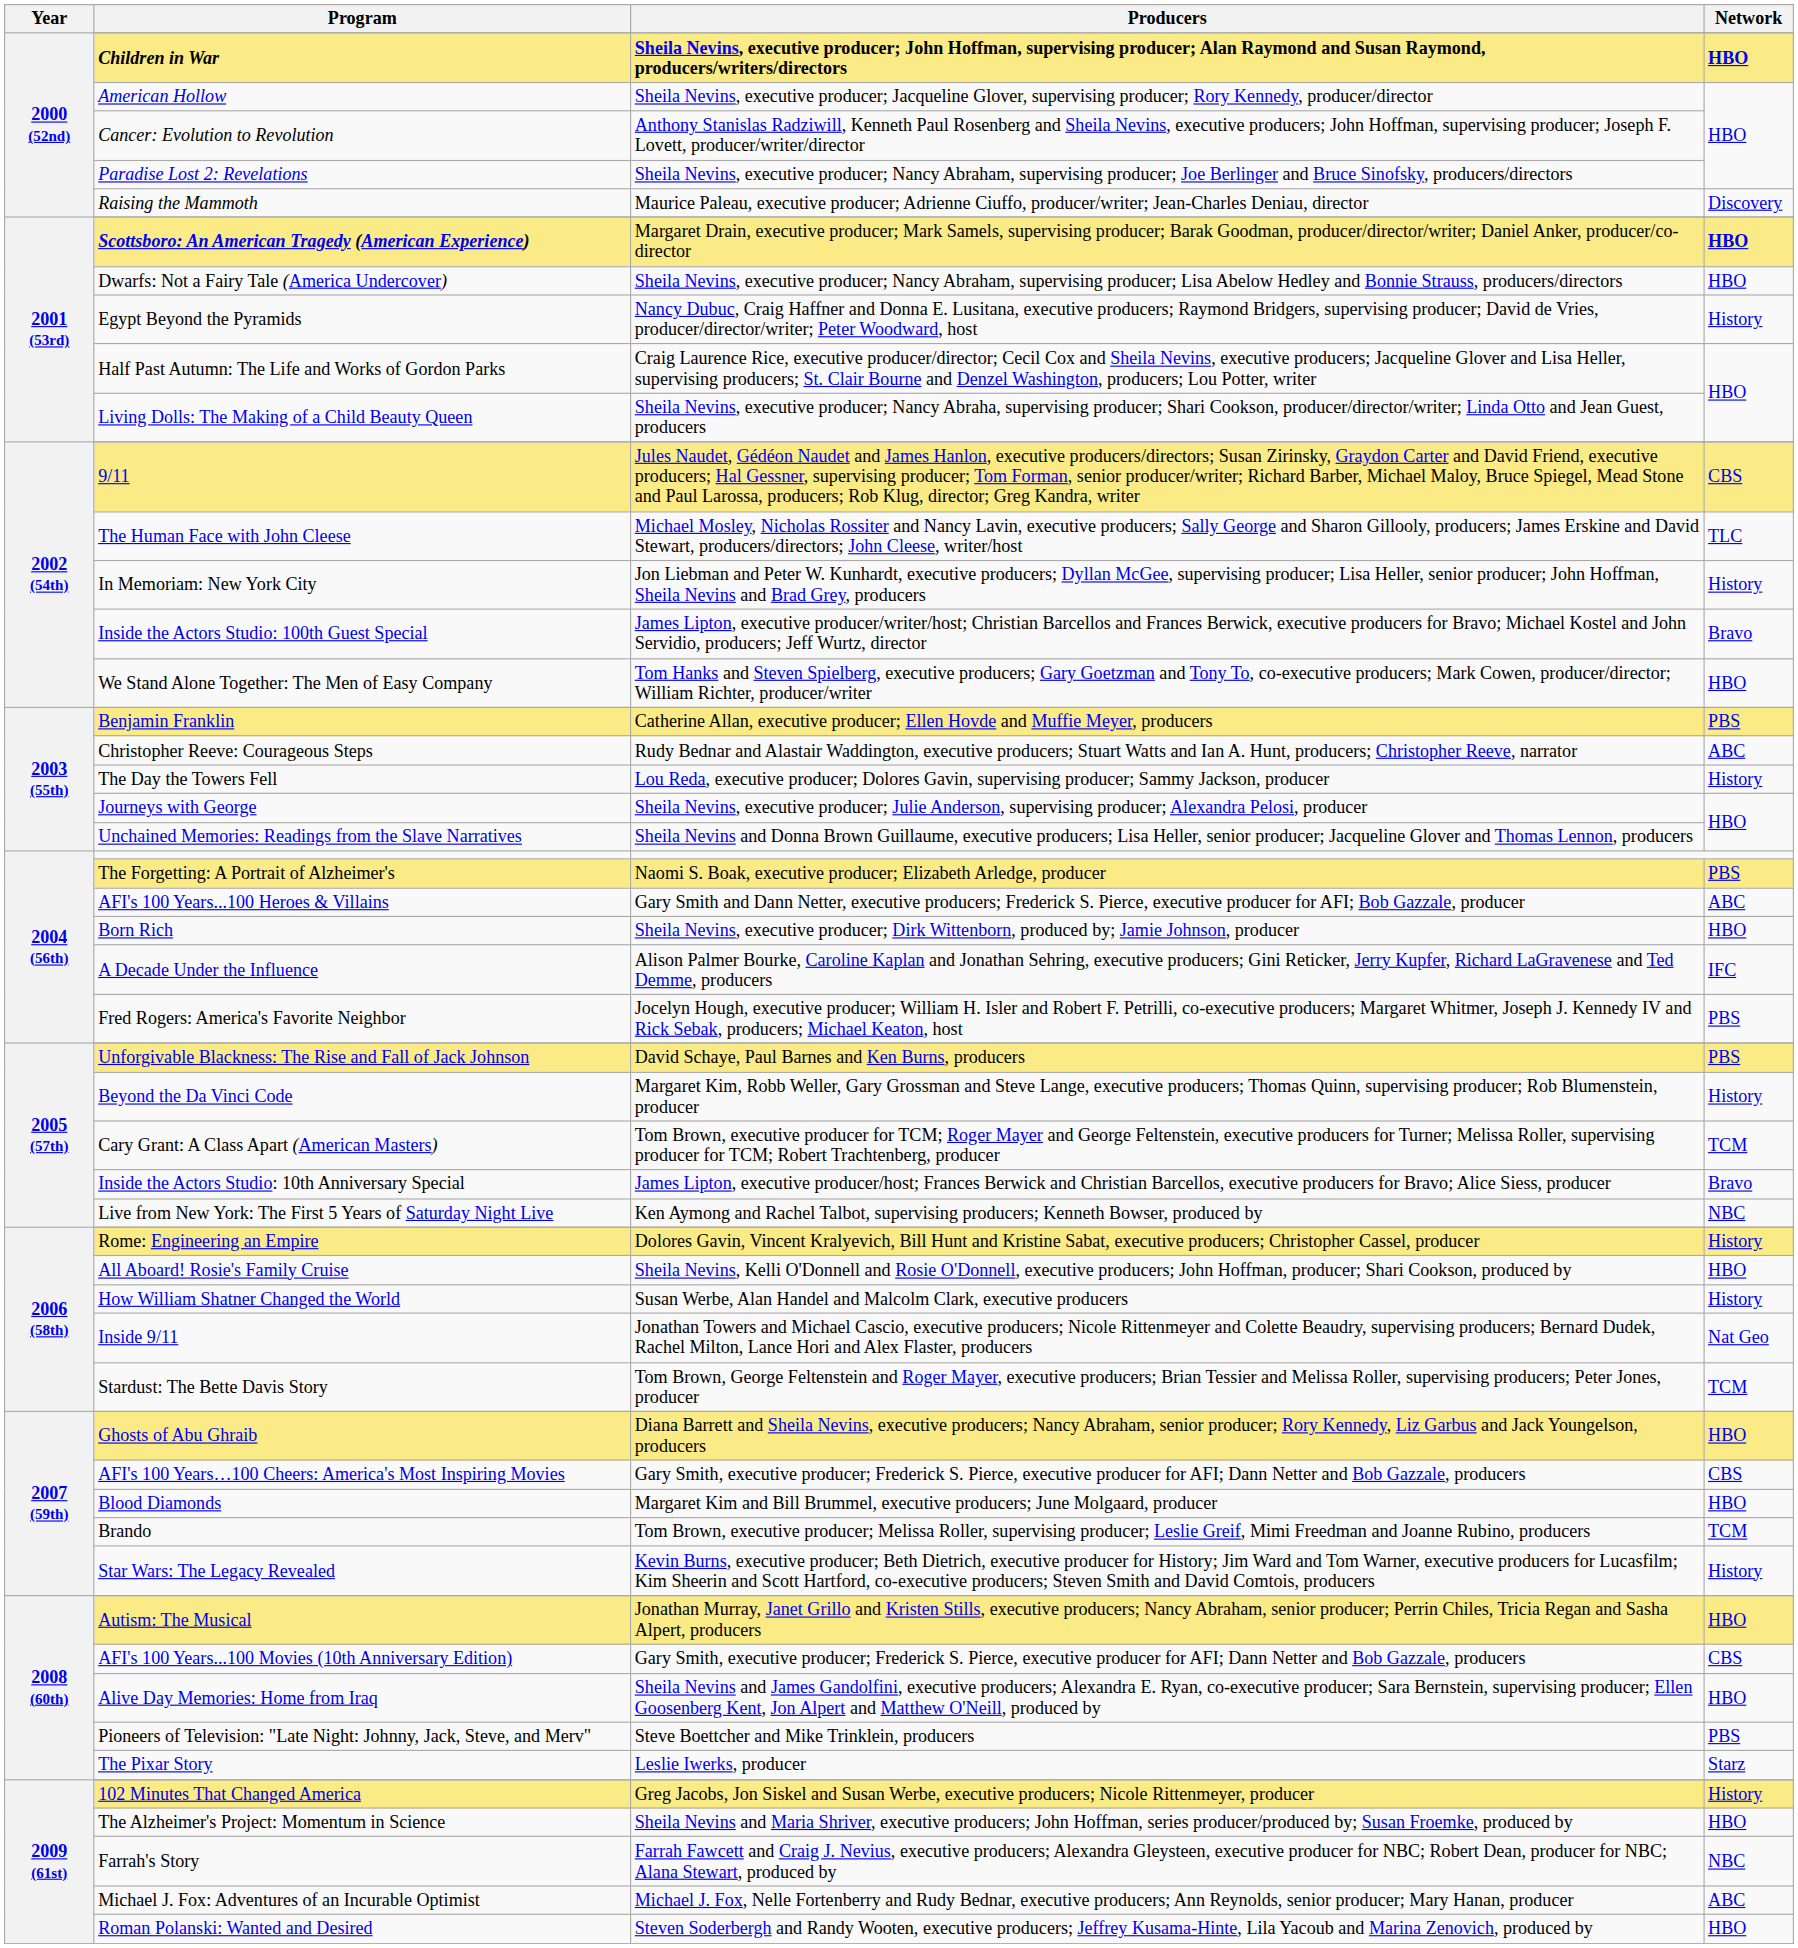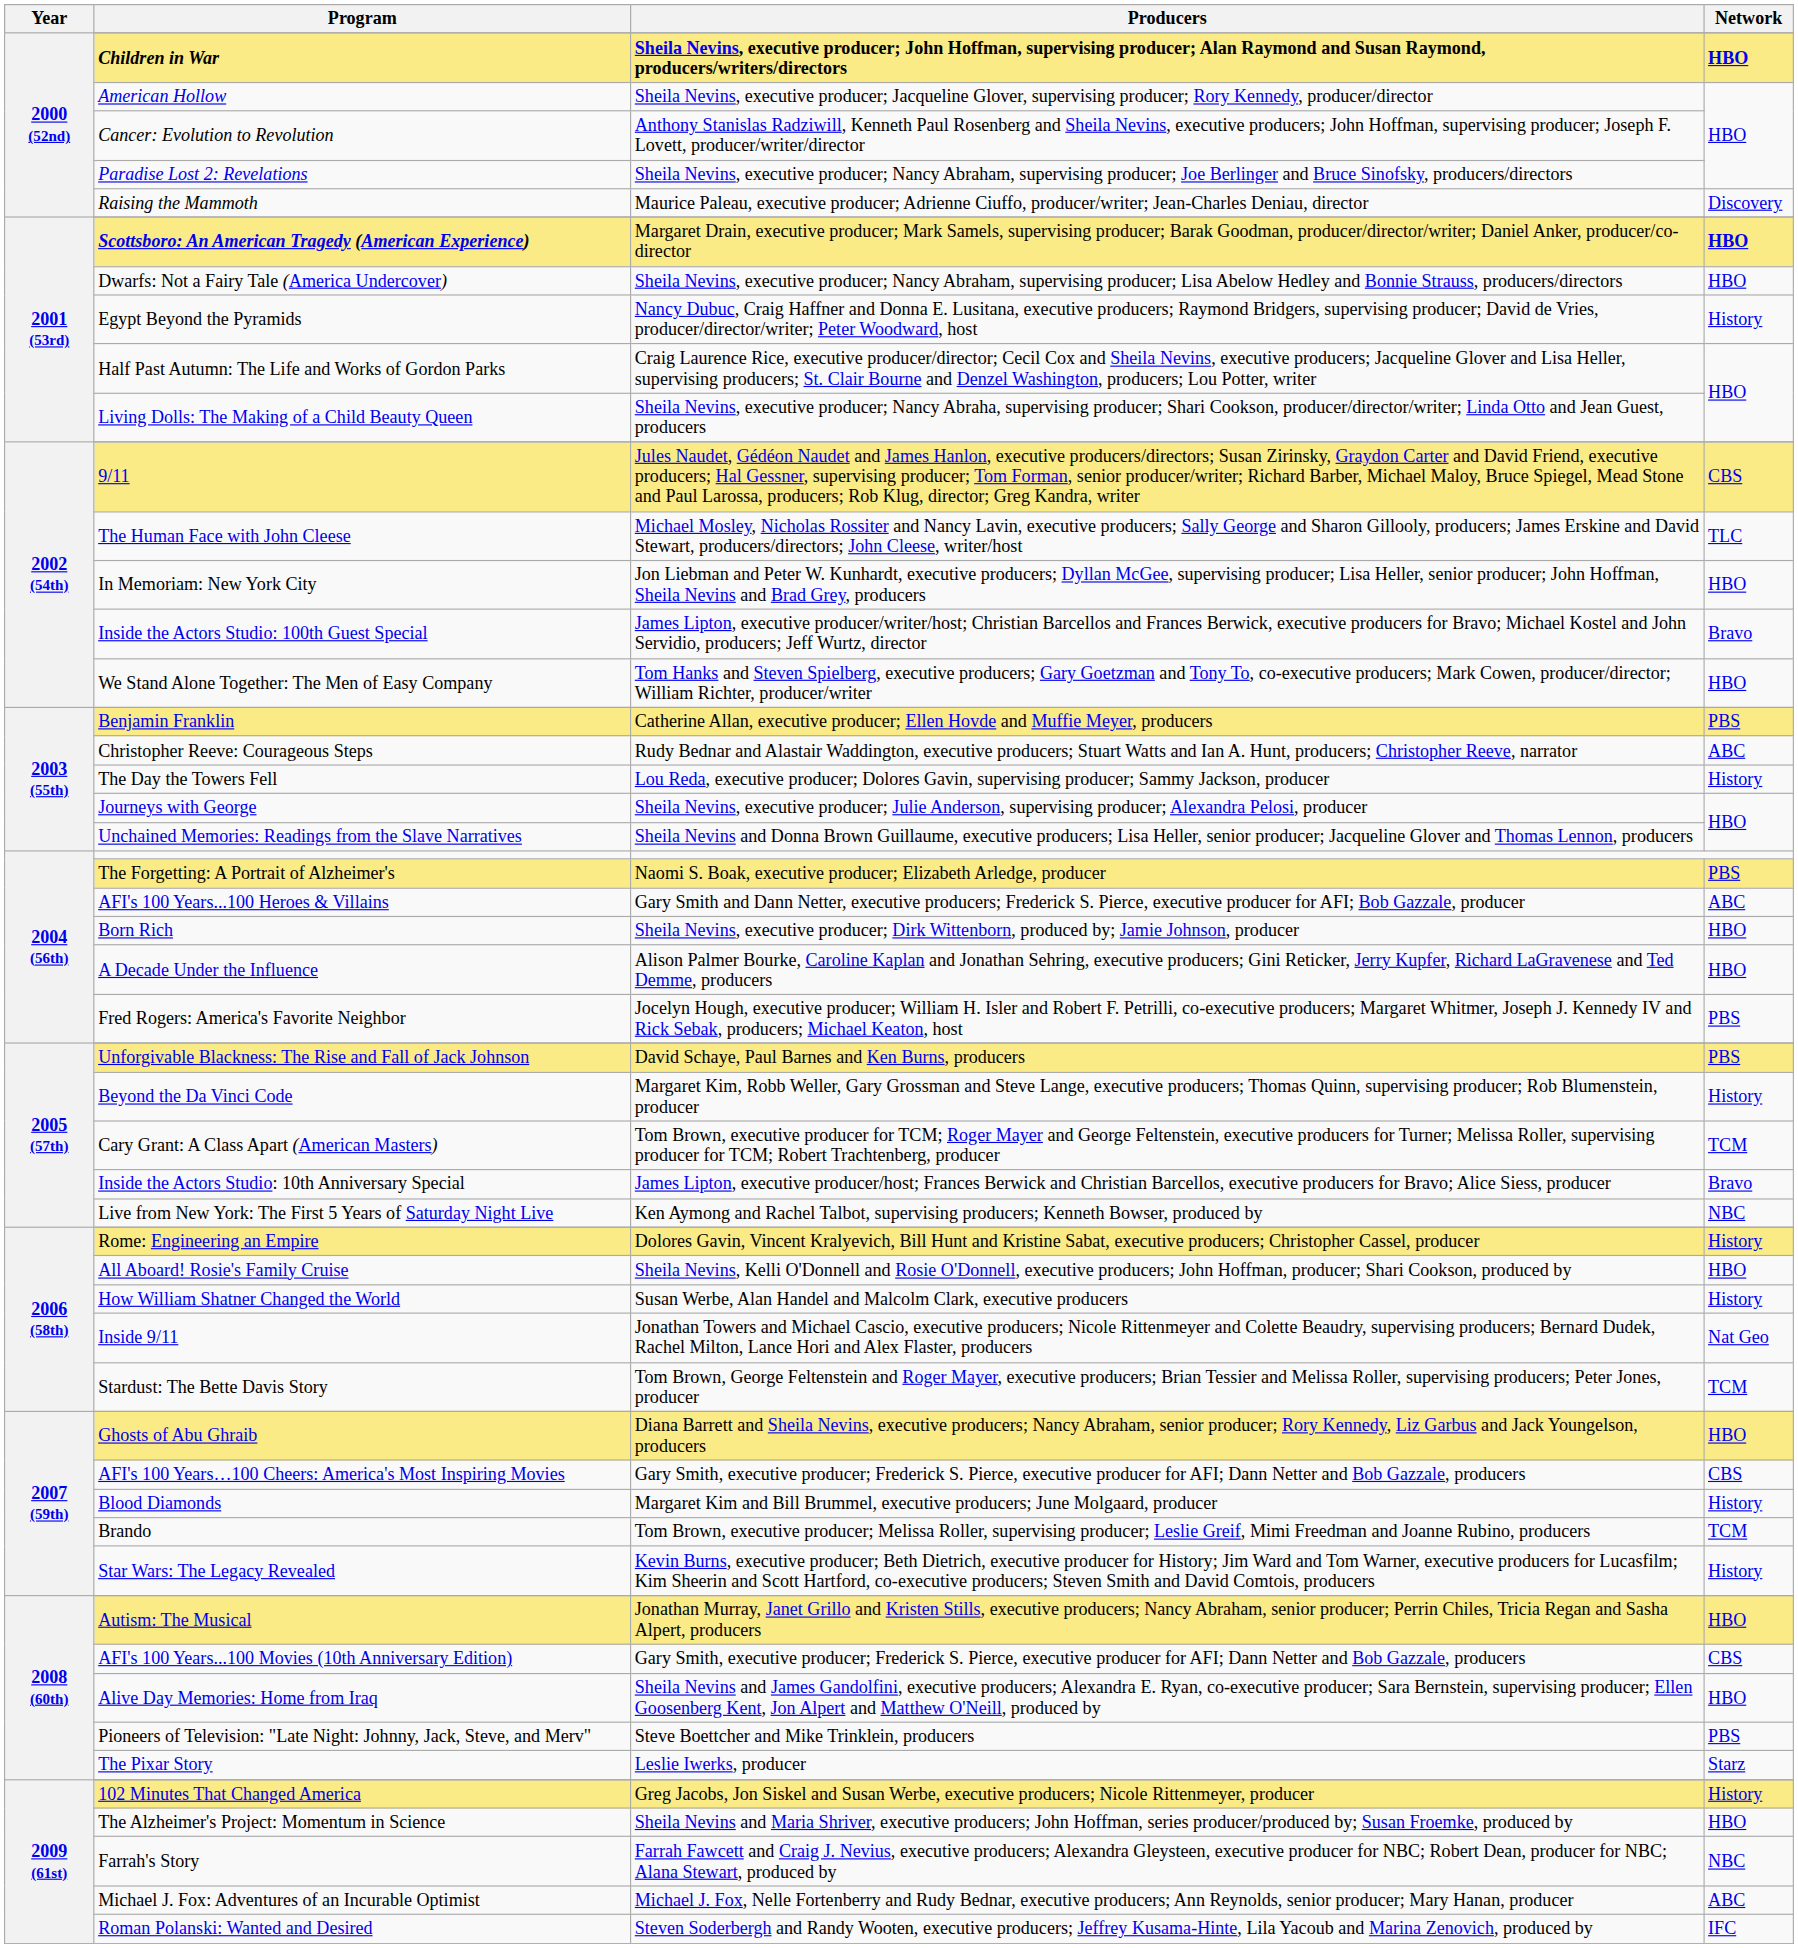(1735, 584) History -> (1727, 584) HBO
(1722, 969) IFC -> (1727, 969) HBO
(1727, 1503) HBO -> (1735, 1503) History
(1727, 1928) HBO -> (1722, 1928) IFC
